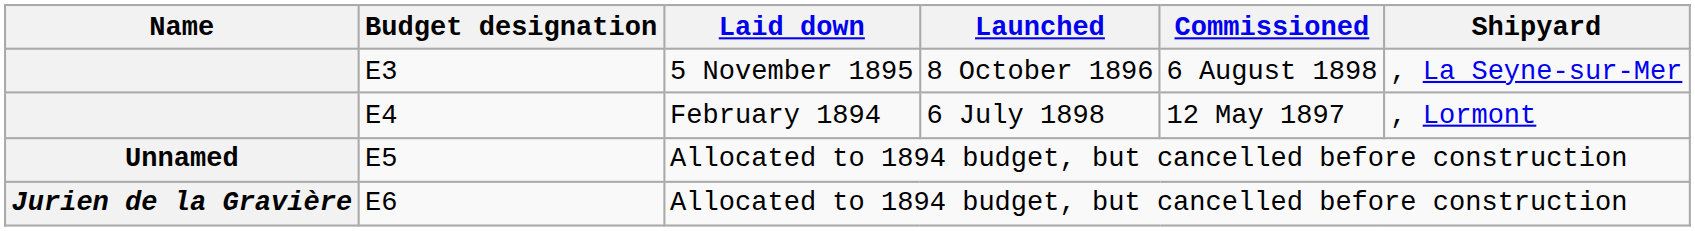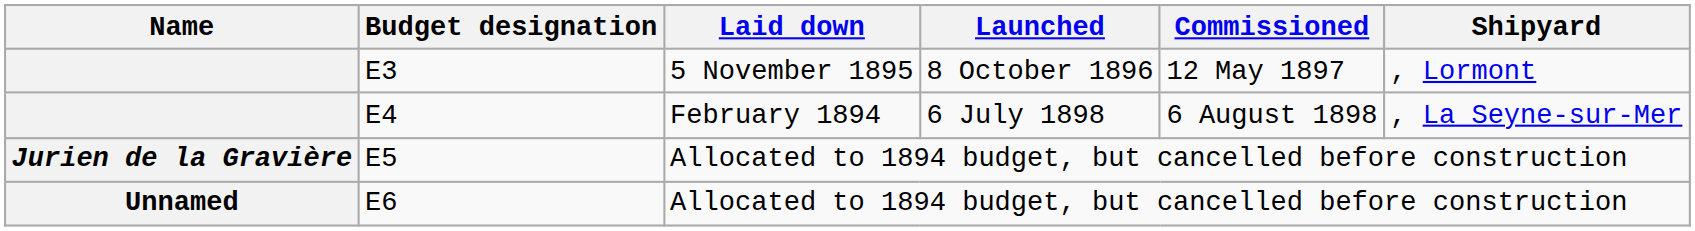(1272, 71) 6 August 1898 -> (1256, 71) 12 May 1897
(1536, 71) , La Seyne-sur-Mer -> (1463, 71) , Lormont
(1256, 115) 12 May 1897 -> (1272, 115) 6 August 1898
(1463, 115) , Lormont -> (1536, 115) , La Seyne-sur-Mer
(182, 159) Unnamed -> (182, 159) Jurien de la Gravière
(182, 203) Jurien de la Gravière -> (182, 203) Unnamed
